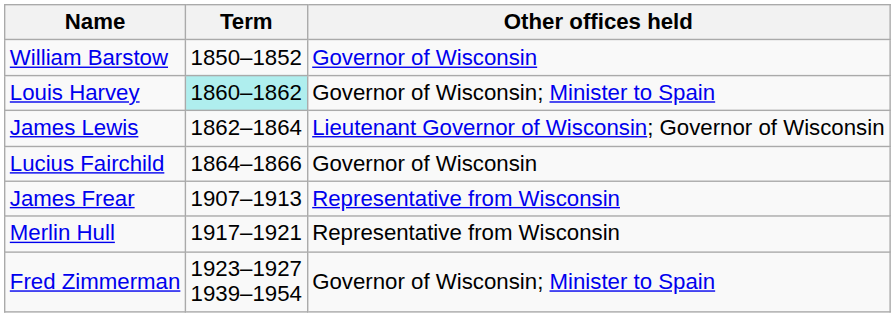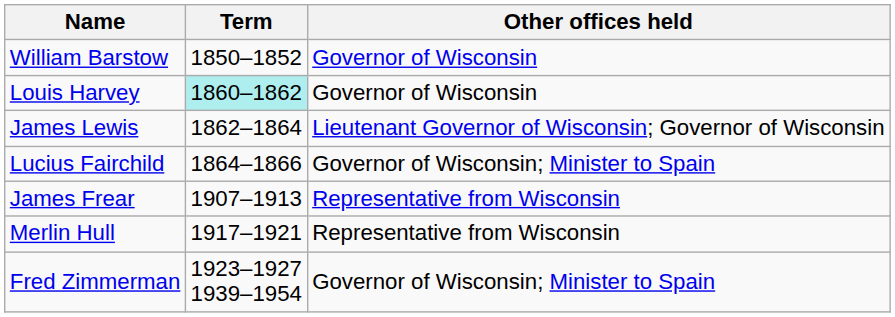(514, 92) Governor of Wisconsin; Minister to Spain -> (425, 92) Governor of Wisconsin
(425, 163) Governor of Wisconsin -> (514, 163) Governor of Wisconsin; Minister to Spain
